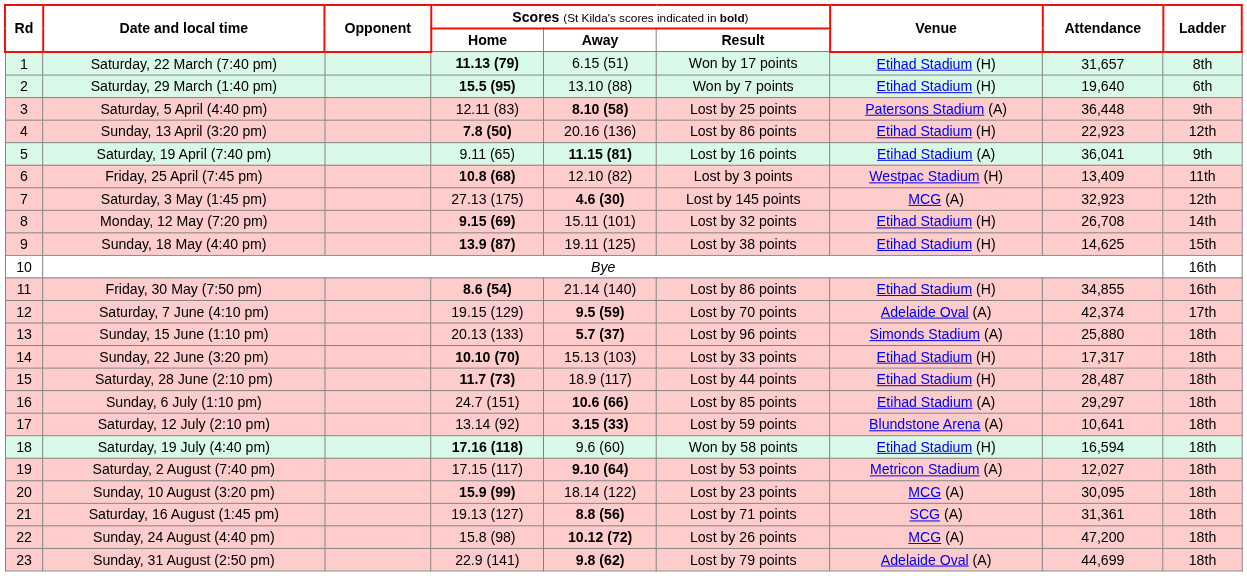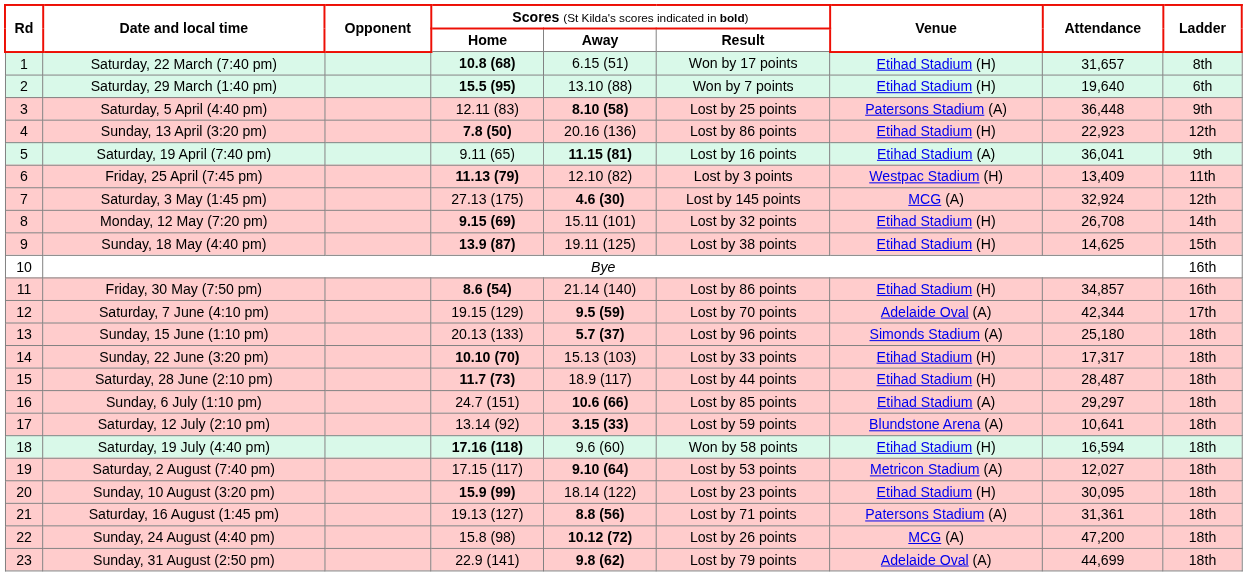(487, 63) 11.13 (79) -> (487, 63) 10.8 (68)
(487, 176) 10.8 (68) -> (487, 176) 11.13 (79)
(1103, 199) 32,923 -> (1103, 199) 32,924
(1103, 289) 34,855 -> (1103, 289) 34,857
(1103, 311) 42,374 -> (1103, 311) 42,344
(1103, 334) 25,880 -> (1103, 334) 25,180
(936, 492) MCG (A) -> (936, 492) Etihad Stadium (H)
(936, 514) SCG (A) -> (936, 514) Patersons Stadium (A)
